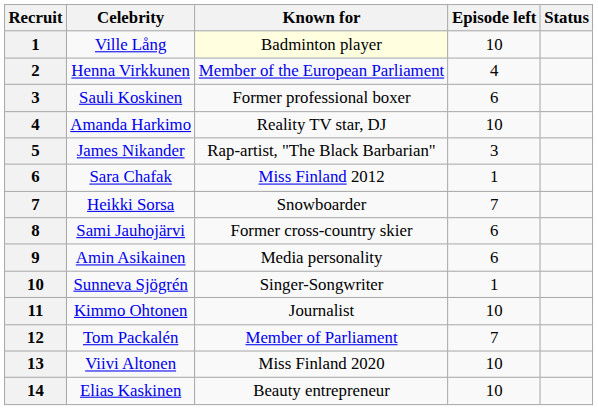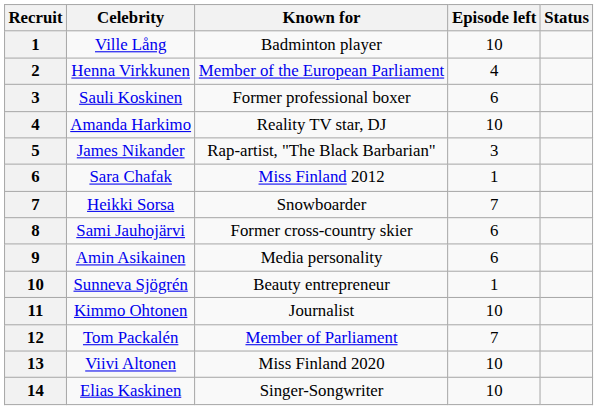(322, 44) lightyellow background -> (322, 44) no background
(322, 284) Singer-Songwriter -> (322, 284) Beauty entrepreneur
(322, 390) Beauty entrepreneur -> (322, 390) Singer-Songwriter
